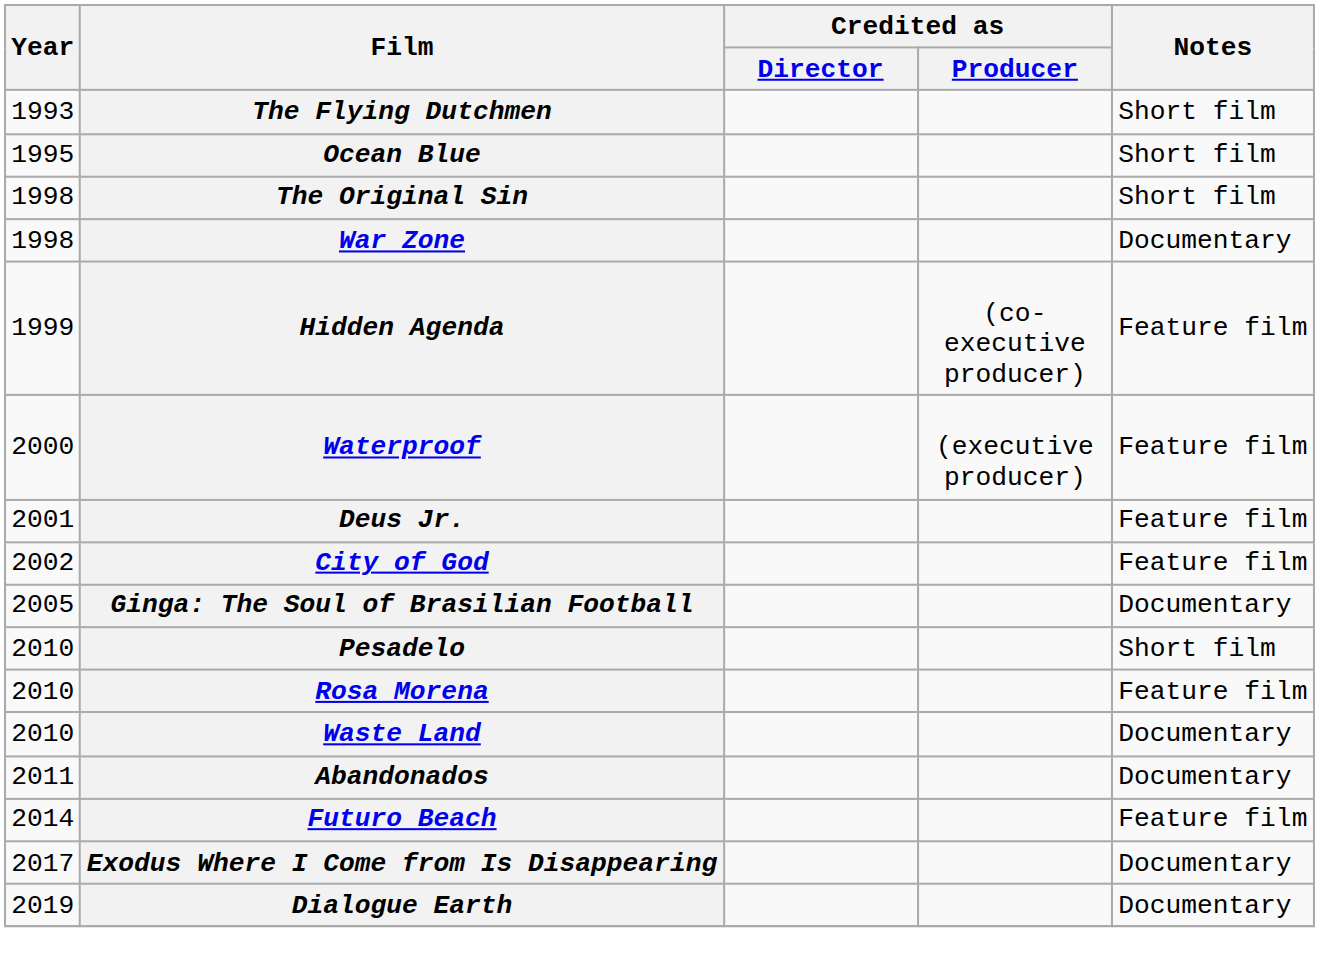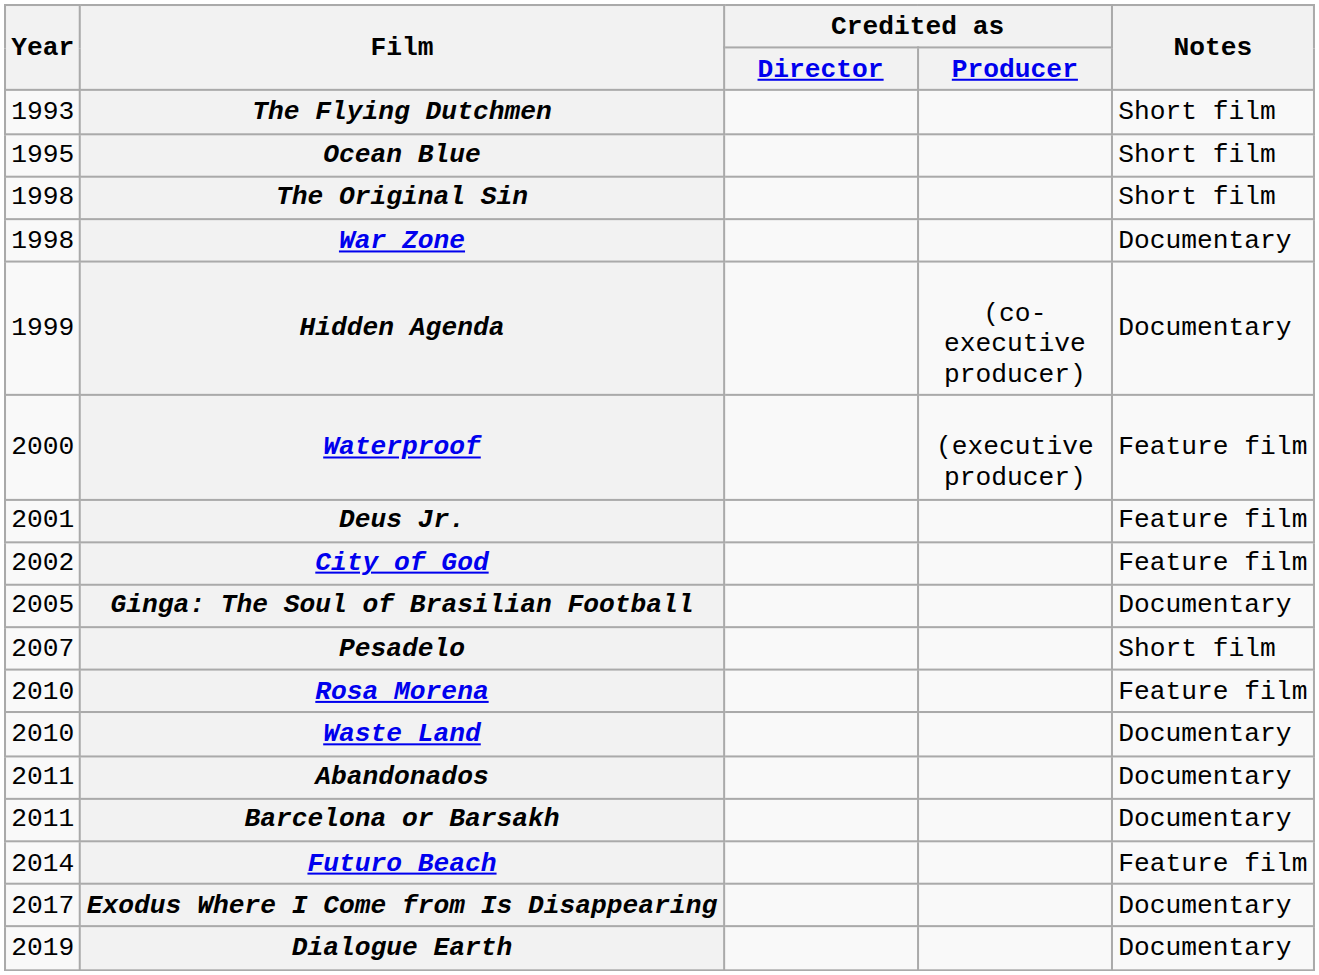(1213, 329) Feature film -> (1205, 329) Documentary
(43, 649) 2010 -> (43, 649) 2007
+ row: (402, 820)
